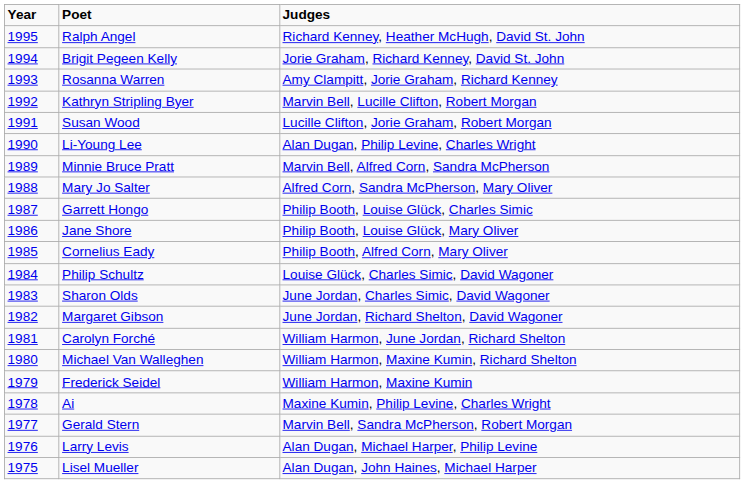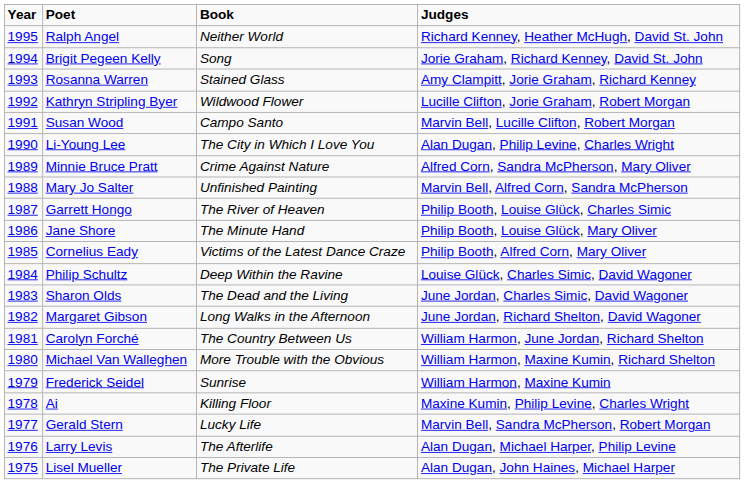+ column: (217, 15)
(410, 101) Marvin Bell, Lucille Clifton, Robert Morgan -> (555, 101) Lucille Clifton, Jorie Graham, Robert Morgan
(417, 123) Lucille Clifton, Jorie Graham, Robert Morgan -> (548, 123) Marvin Bell, Lucille Clifton, Robert Morgan
(416, 166) Marvin Bell, Alfred Corn, Sandra McPherson -> (556, 166) Alfred Corn, Sandra McPherson, Mary Oliver
(417, 187) Alfred Corn, Sandra McPherson, Mary Oliver -> (554, 187) Marvin Bell, Alfred Corn, Sandra McPherson
